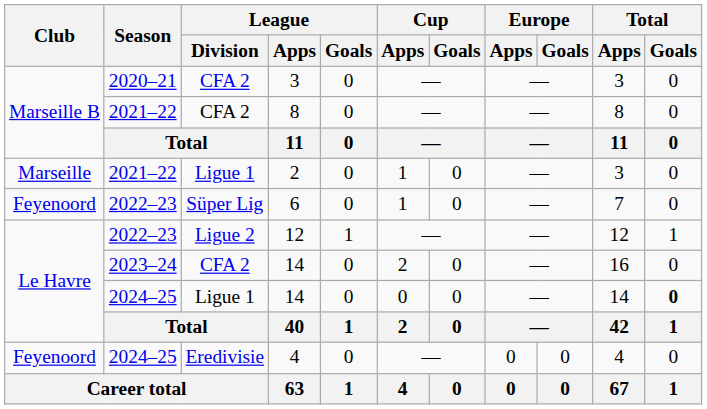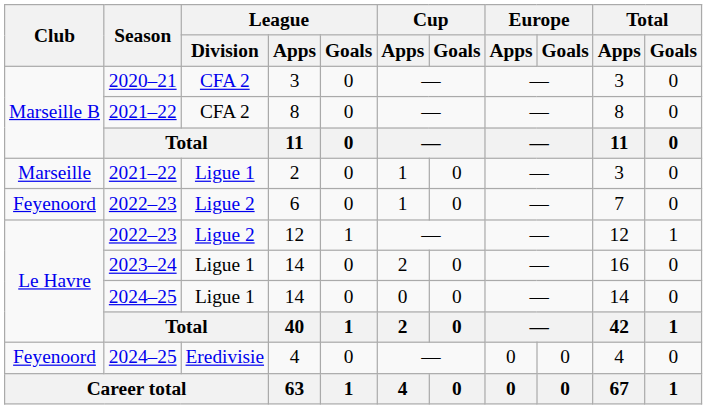(225, 204) Süper Lig -> (225, 204) Ligue 2
(225, 265) CFA 2 -> (225, 265) Ligue 1
(673, 296) bold -> (673, 296) normal
